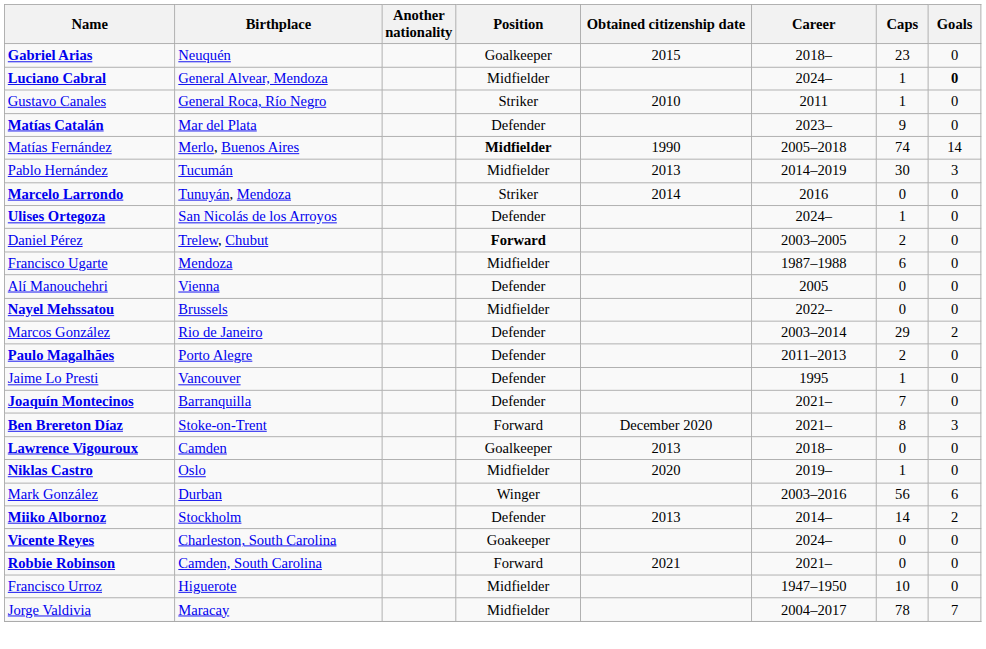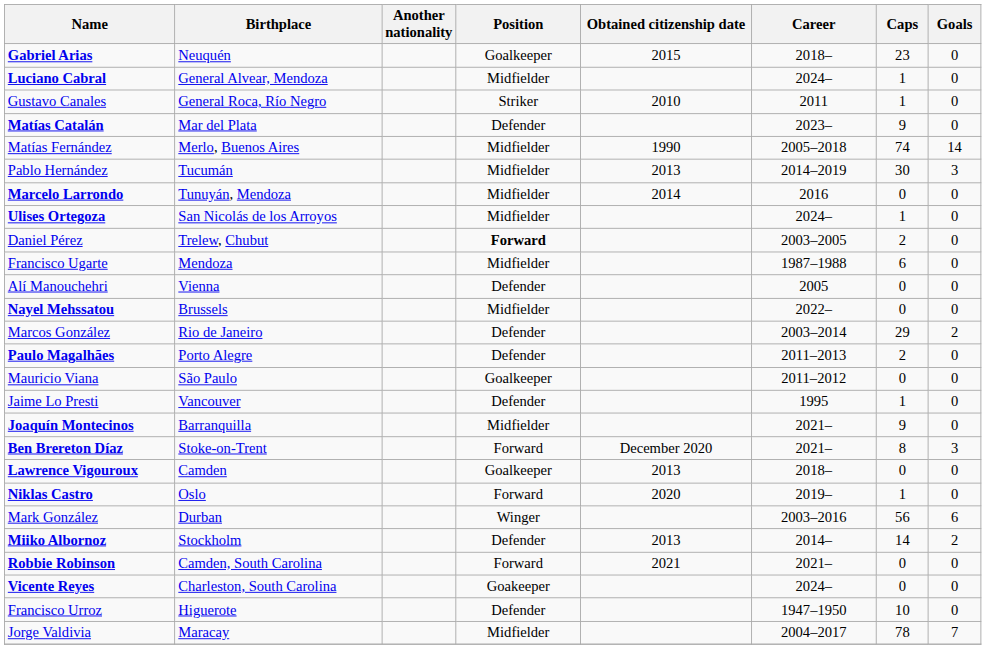(955, 78) bold -> (955, 78) normal
(518, 147) bold -> (518, 147) normal
(518, 194) Striker -> (518, 194) Midfielder
(518, 217) Defender -> (518, 217) Midfielder
+ row: (53, 378)
(518, 401) Defender -> (518, 424) Midfielder
(902, 401) 7 -> (902, 424) 9
(518, 471) Midfielder -> (518, 494) Forward
rows swapped: (51, 540) <-> (61, 563)
(518, 586) Midfielder -> (518, 609) Defender
